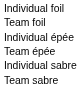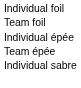- row: (31, 80)
